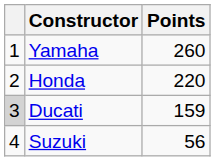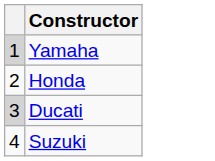- column: (176, 20)
(14, 50) no background -> (14, 50) lightgrey background
